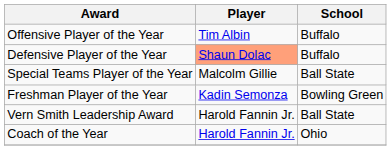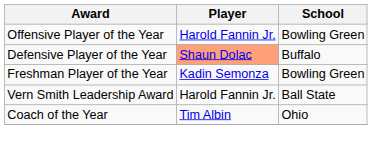(224, 34) Tim Albin -> (228, 34) Harold Fannin Jr.
(320, 34) Buffalo -> (323, 34) Bowling Green
- row: (100, 74)
(247, 134) Harold Fannin Jr. -> (205, 114) Tim Albin
